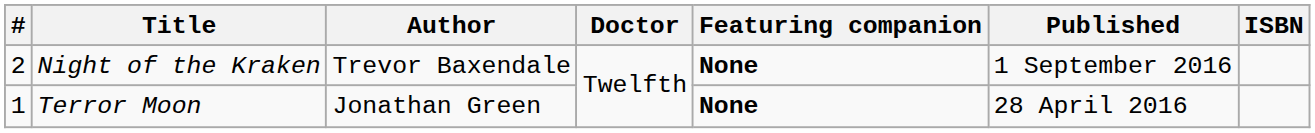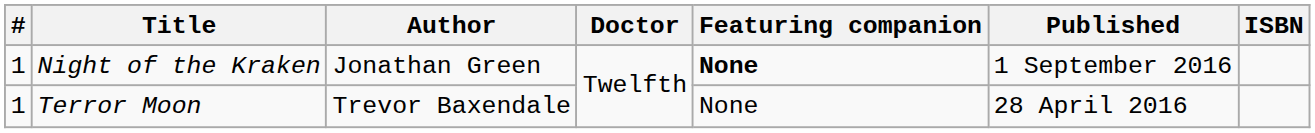(18, 66) 2 -> (18, 66) 1
(452, 66) Trevor Baxendale -> (437, 66) Jonathan Green
(437, 106) Jonathan Green -> (452, 106) Trevor Baxendale
(729, 106) bold -> (729, 106) normal
